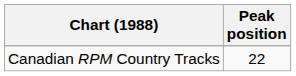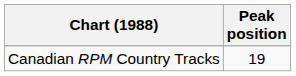(257, 58) 22 -> (257, 58) 19
